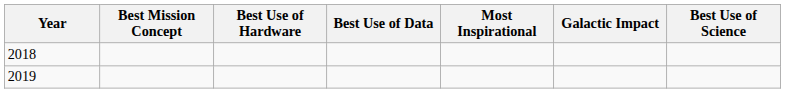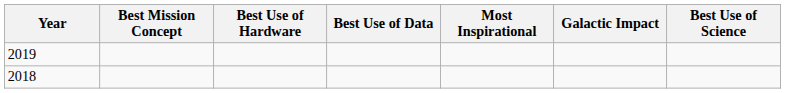rows swapped: (22, 54) <-> (22, 76)
